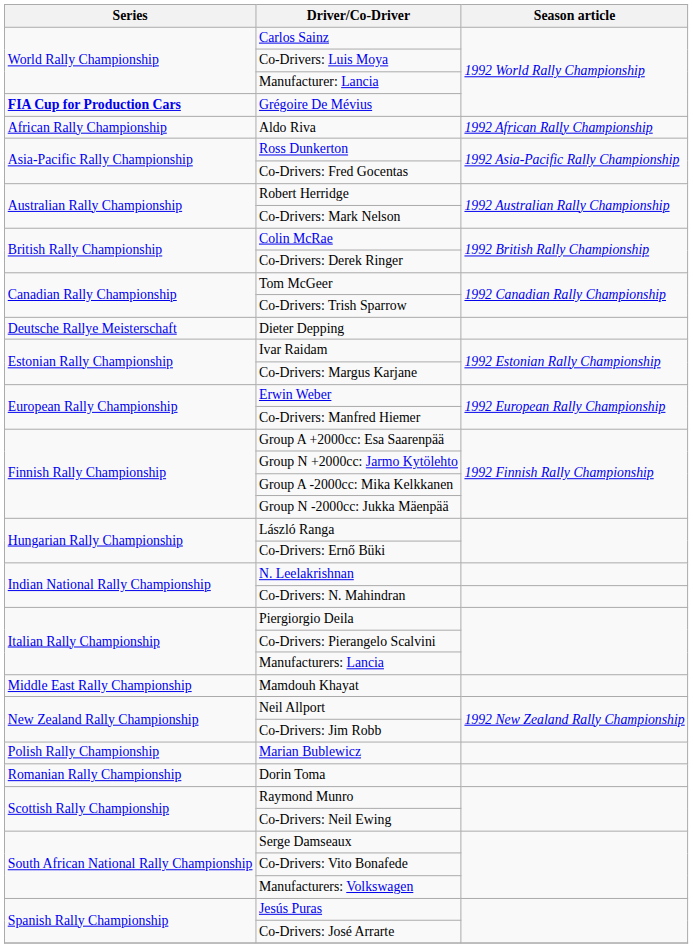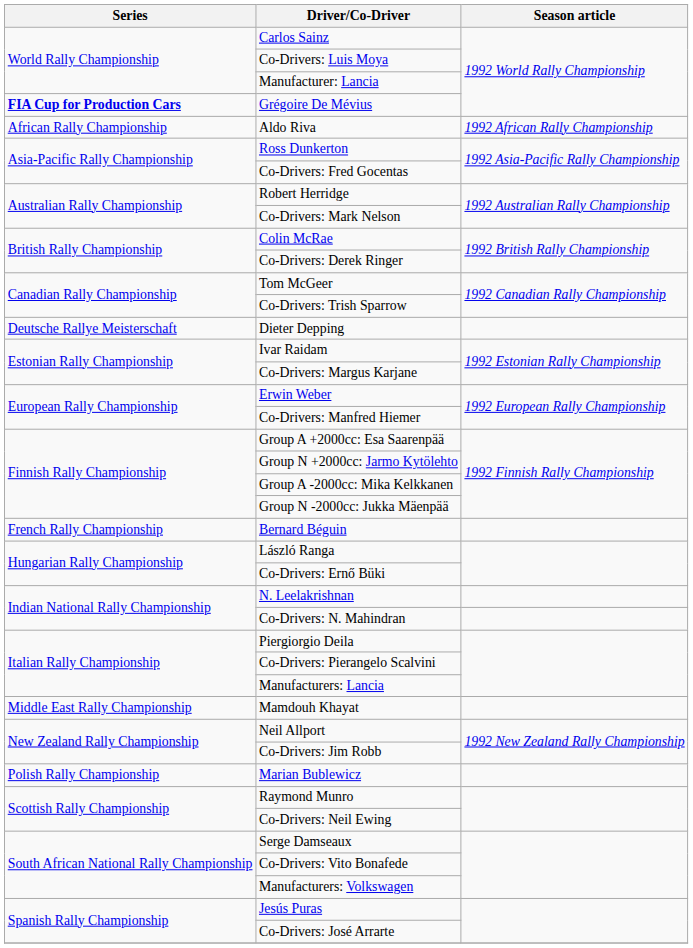+ row: (303, 529)
- row: (292, 775)
